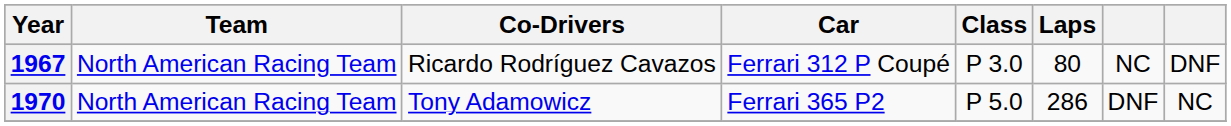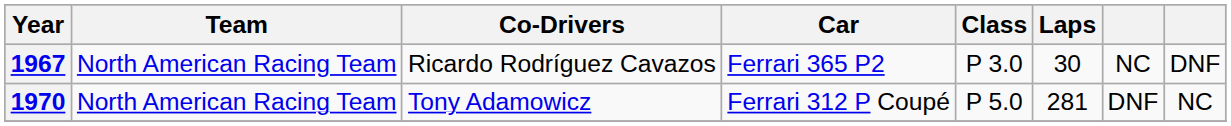(839, 64) Ferrari 312 P Coupé -> (806, 64) Ferrari 365 P2
(1067, 64) 80 -> (1067, 64) 30
(806, 103) Ferrari 365 P2 -> (839, 103) Ferrari 312 P Coupé
(1067, 103) 286 -> (1067, 103) 281
